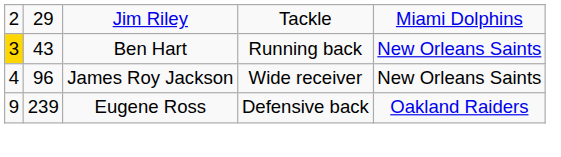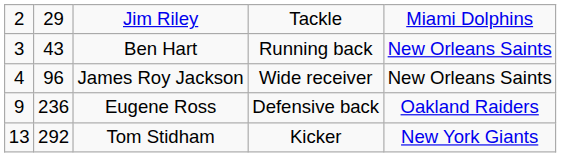(14, 48) gold background -> (19, 48) no background
(43, 107) 239 -> (54, 107) 236
+ row: (161, 136)
